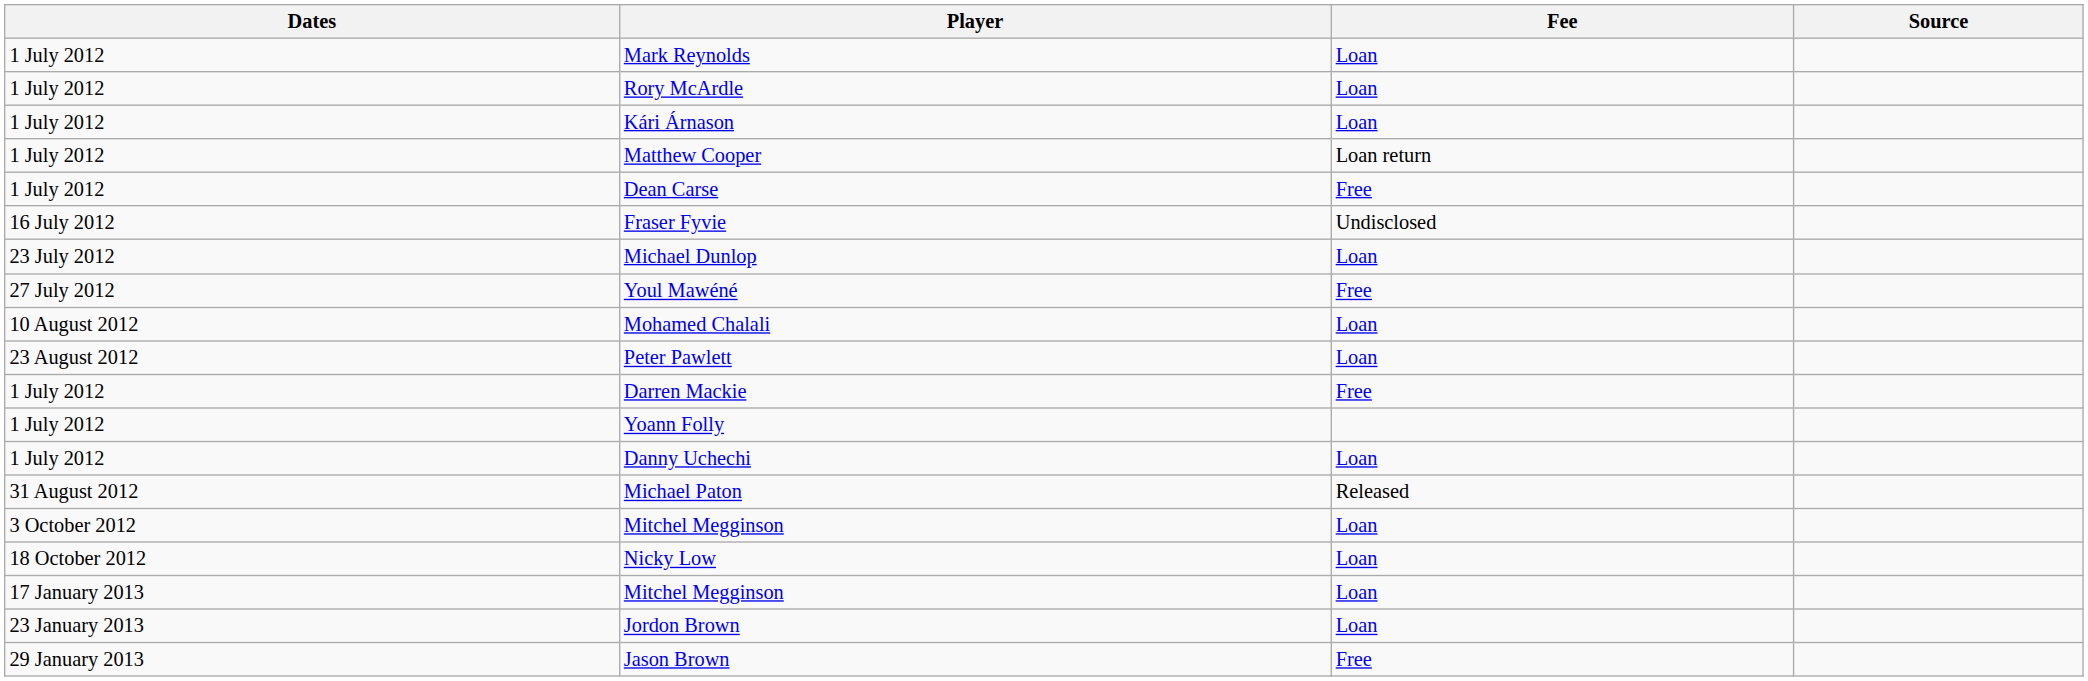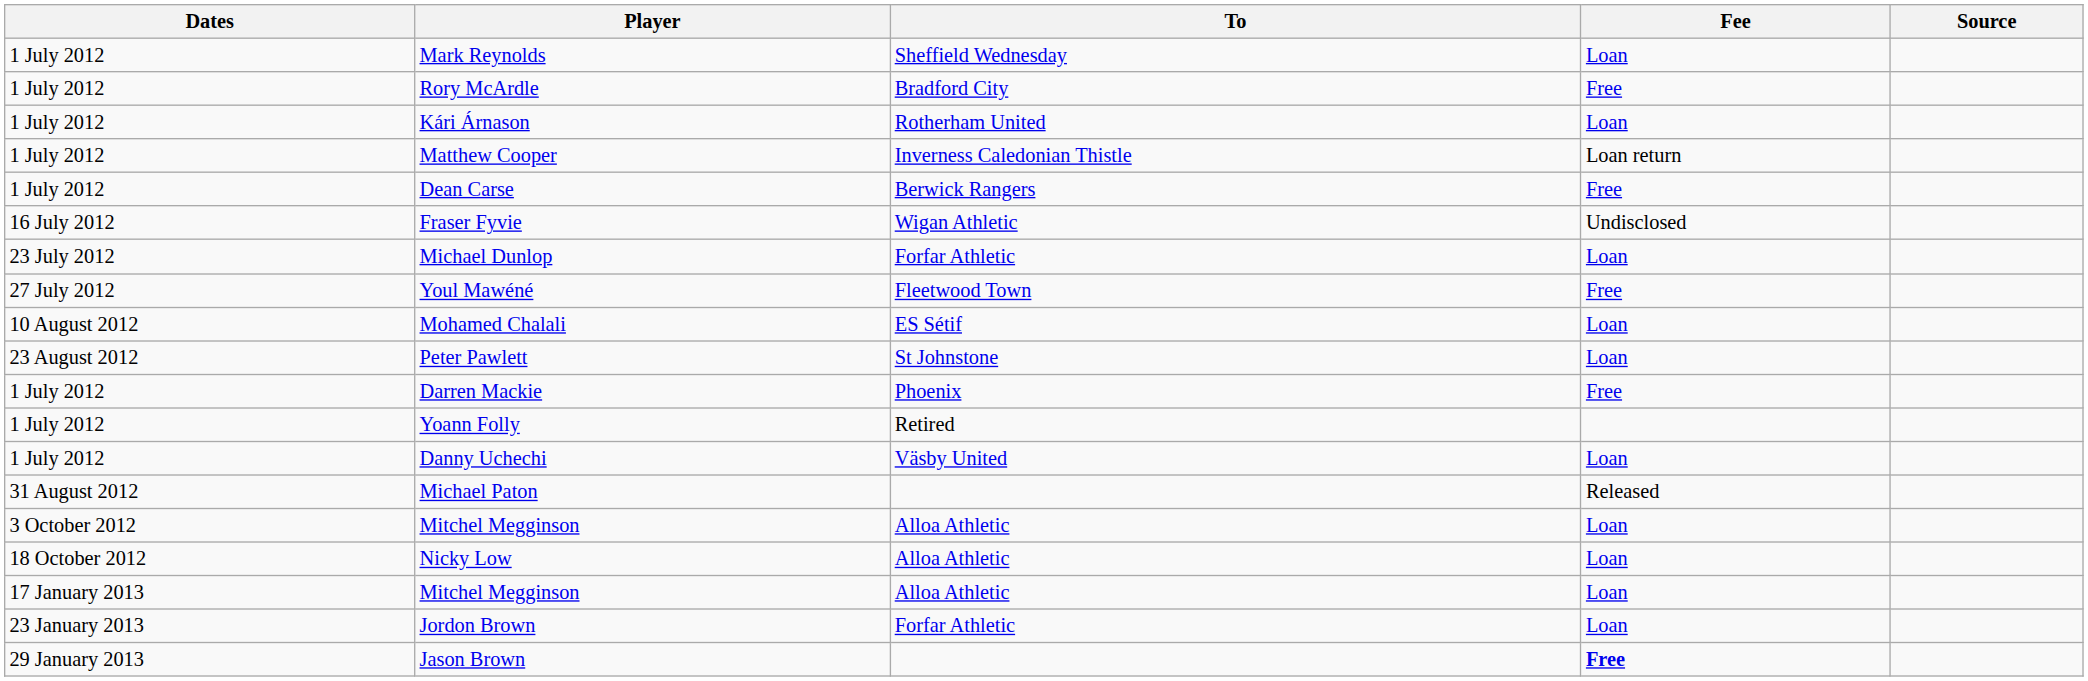+ column: (1236, 21)
(1357, 88) Loan -> (1604, 88) Free
(1354, 659) normal -> (1605, 659) bold
